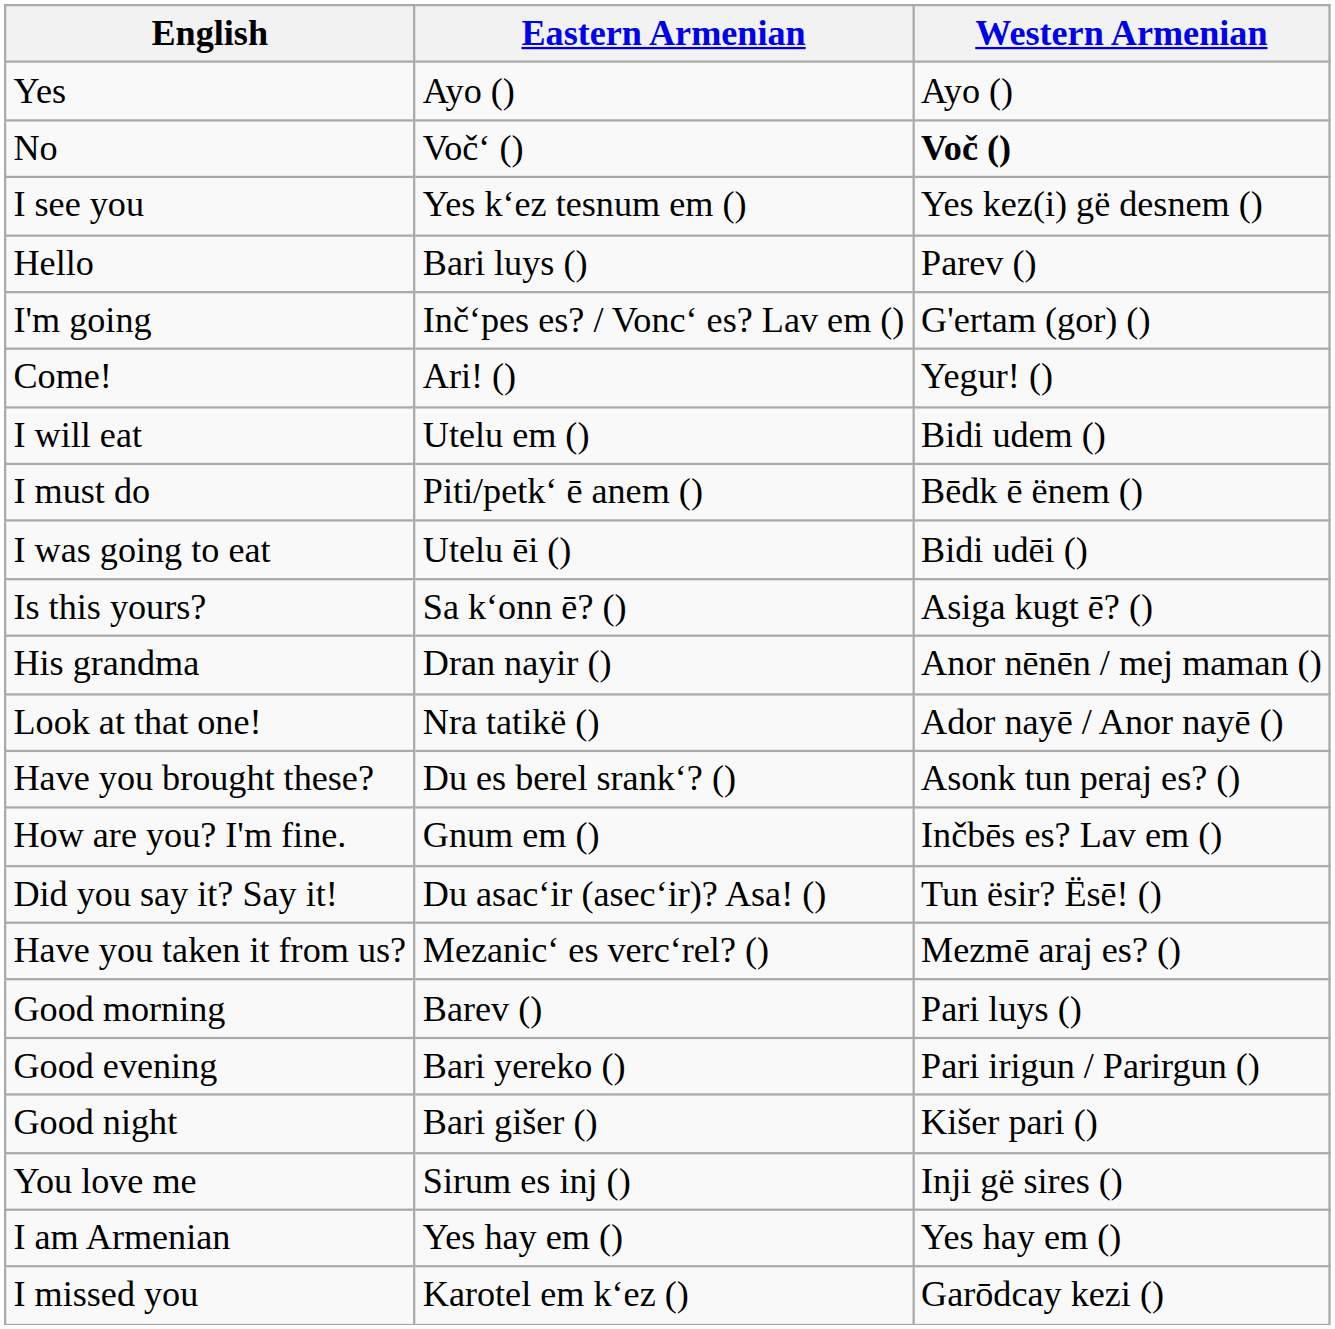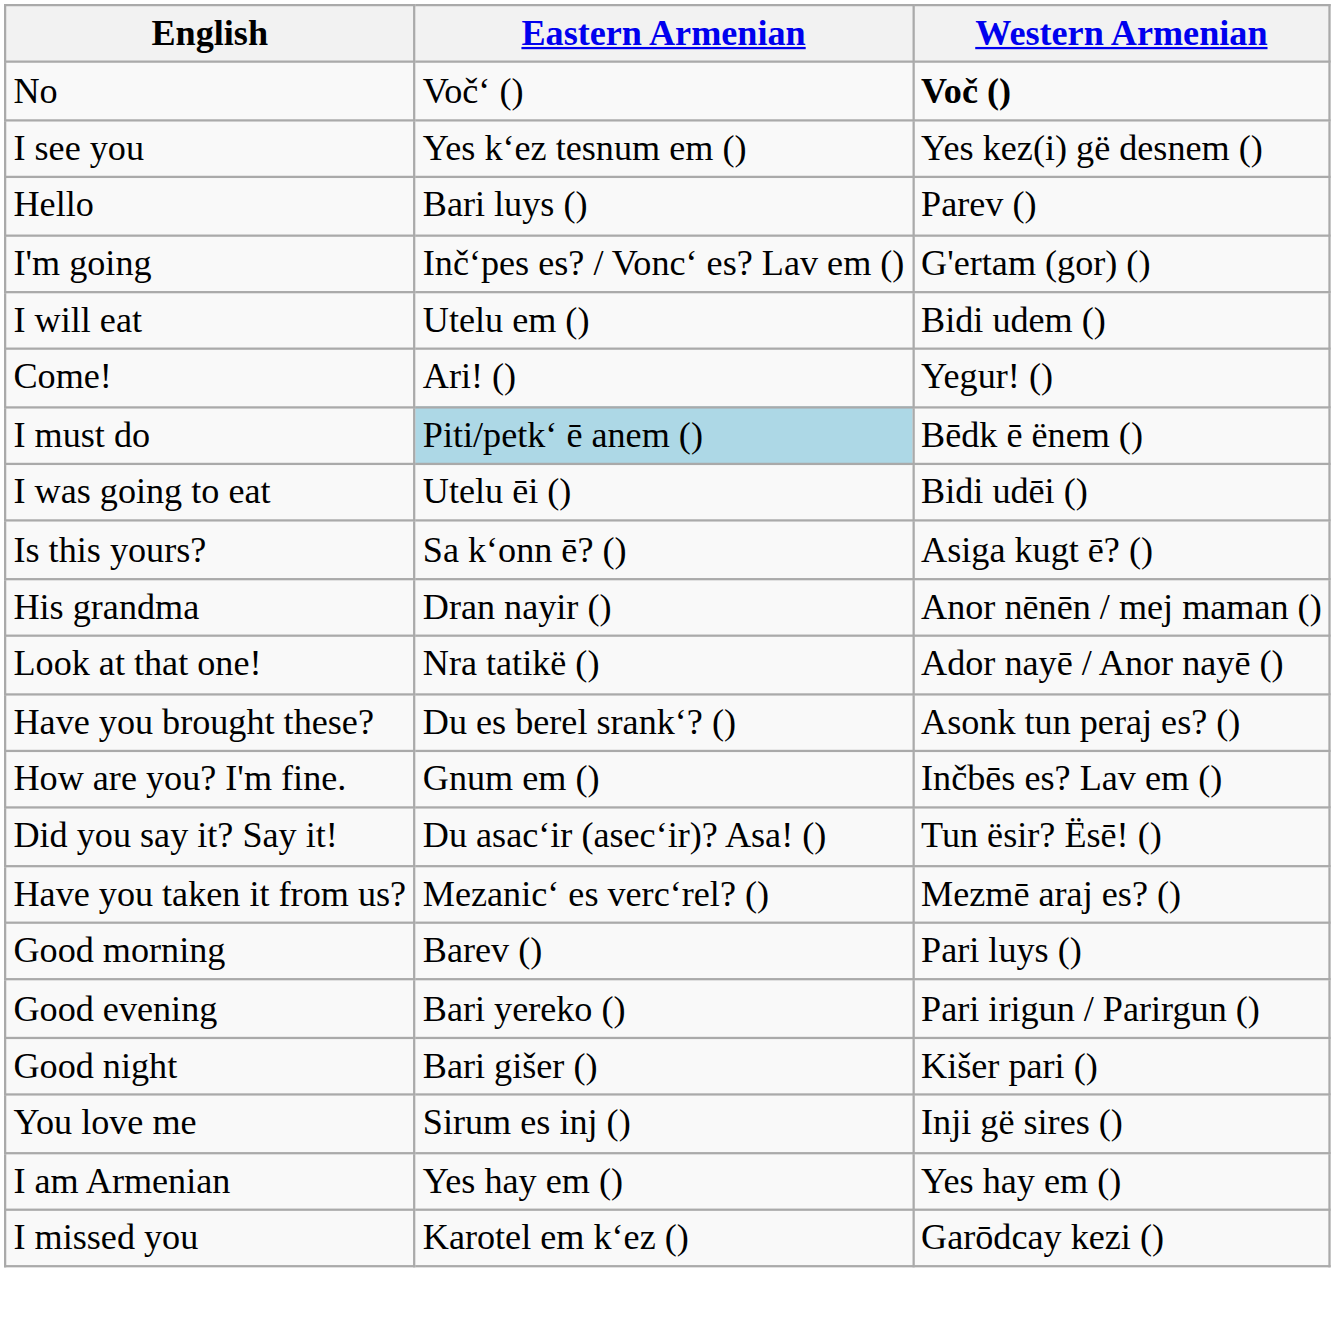- row: (40, 90)
rows swapped: (63, 377) <-> (78, 434)
(563, 491) no background -> (563, 434) lightblue background
